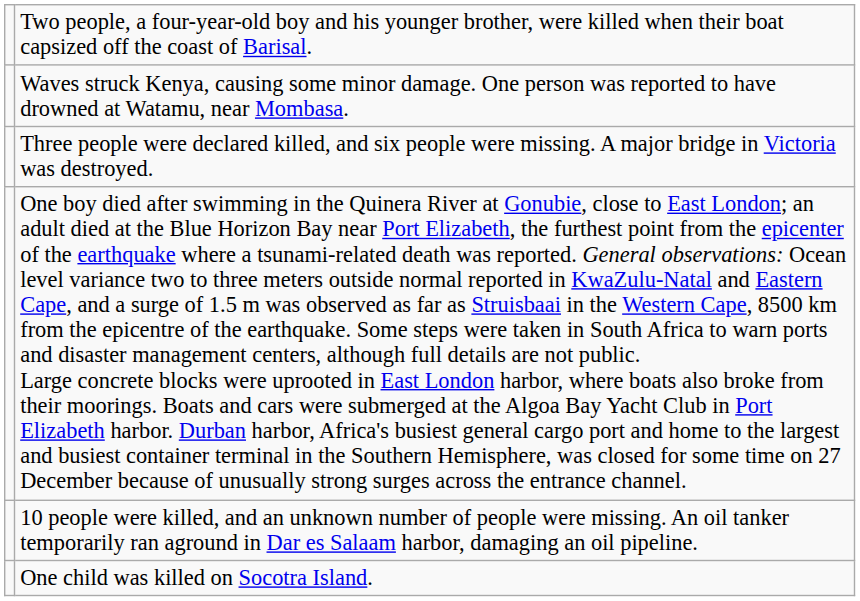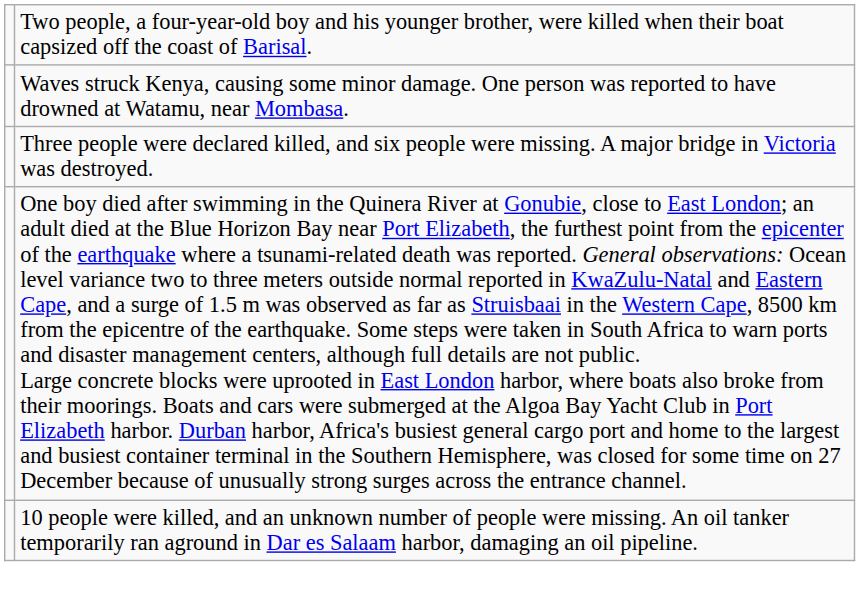- row: (197, 577)
